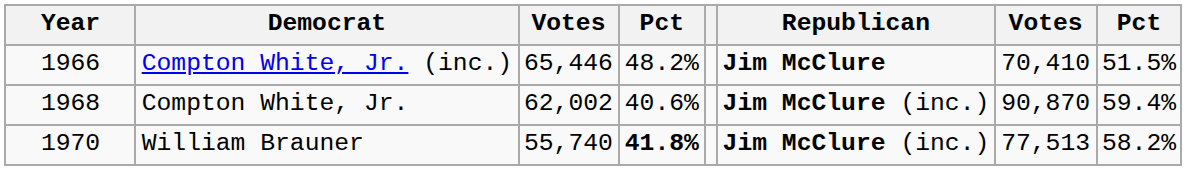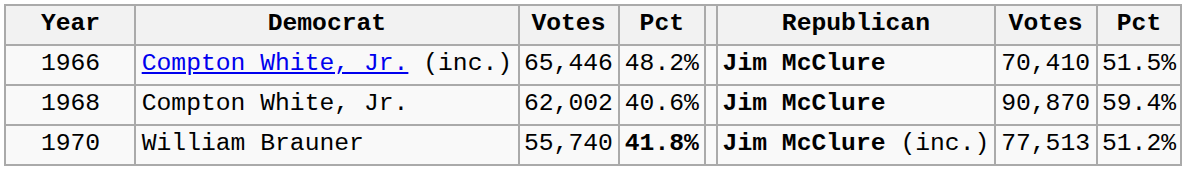(856, 105) Jim McClure (inc.) -> (804, 105) Jim McClure
(1139, 145) 58.2% -> (1139, 145) 51.2%
